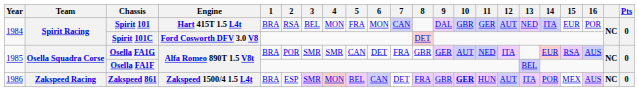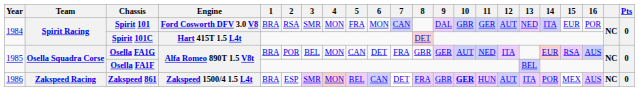(209, 24) Hart 415T 1.5 L4t -> (209, 24) Ford Cosworth DFV 3.0 V8
(312, 24) BEL -> (312, 24) SMR
(209, 38) Ford Cosworth DFV 3.0 V8 -> (209, 38) Hart 415T 1.5 L4t
(312, 51) SMR -> (312, 51) BEL
(334, 51) SMR -> (334, 51) MON
